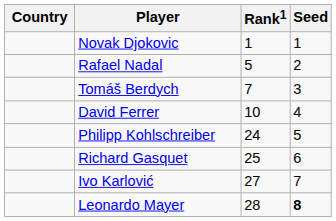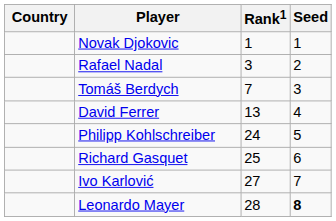(248, 66) 5 -> (248, 66) 3
(252, 112) 10 -> (252, 112) 13
